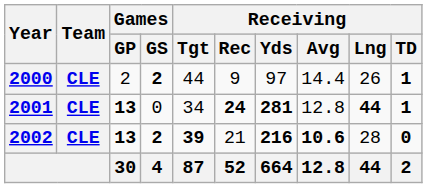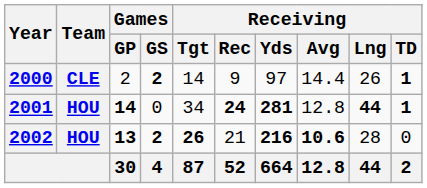(193, 79) 44 -> (193, 79) 14
(83, 109) CLE -> (83, 109) HOU
(125, 109) 13 -> (125, 109) 14
(83, 138) CLE -> (83, 138) HOU
(193, 138) 39 -> (193, 138) 26
(406, 138) bold -> (406, 138) normal
